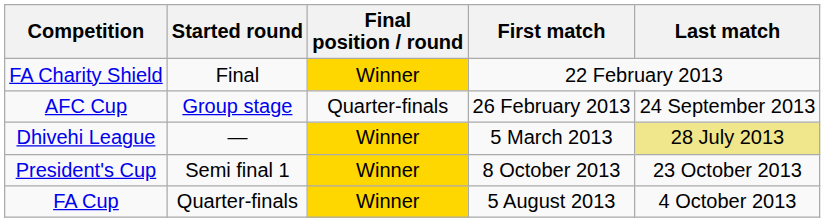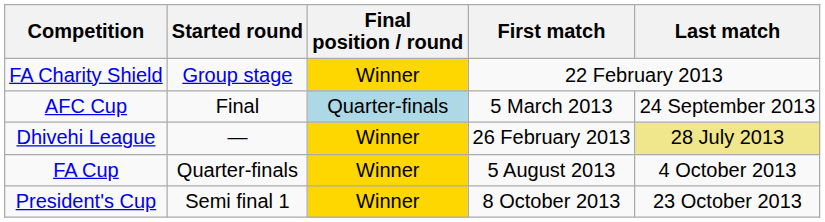(237, 74) Final -> (237, 74) Group stage
(237, 106) Group stage -> (237, 106) Final
(388, 106) no background -> (388, 106) lightblue background
(551, 106) 26 February 2013 -> (551, 106) 5 March 2013
(551, 138) 5 March 2013 -> (551, 138) 26 February 2013
rows swapped: (86, 201) <-> (86, 169)
